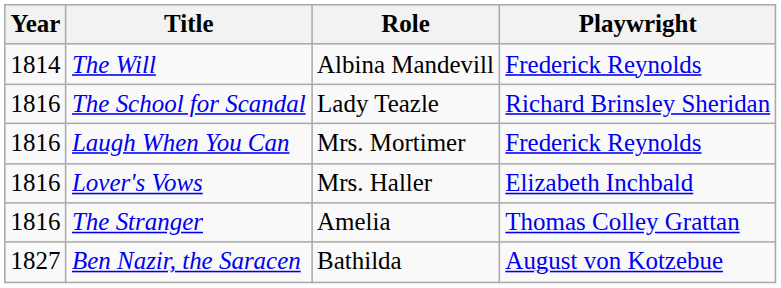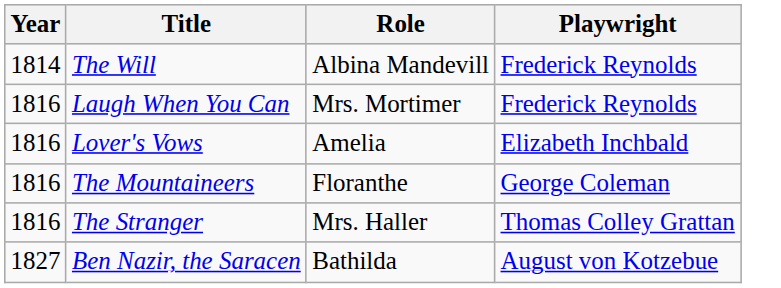- row: (189, 103)
(375, 182) Mrs. Haller -> (349, 143) Amelia
+ row: (163, 182)
(354, 222) Amelia -> (370, 222) Mrs. Haller
